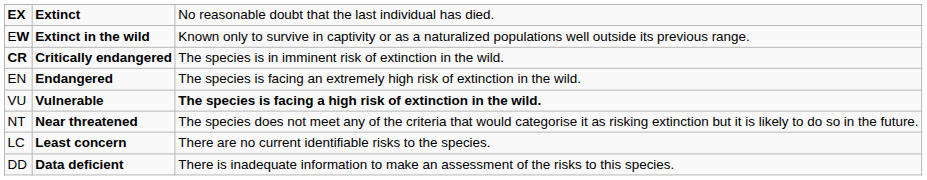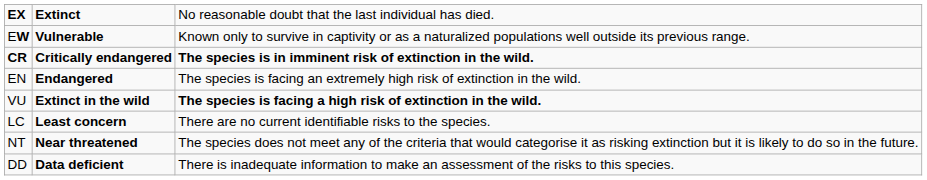(92, 36) Extinct in the wild -> (69, 36) Vulnerable
(341, 57) normal -> (356, 57) bold
(69, 100) Vulnerable -> (92, 100) Extinct in the wild
rows swapped: (16, 121) <-> (16, 143)
